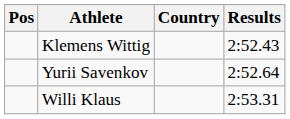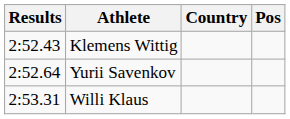columns swapped: (21, 18) <-> (254, 18)
